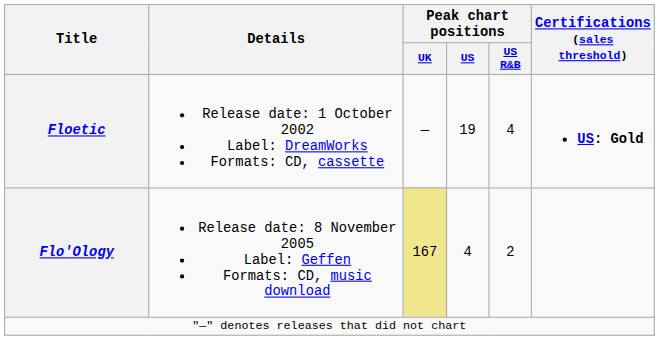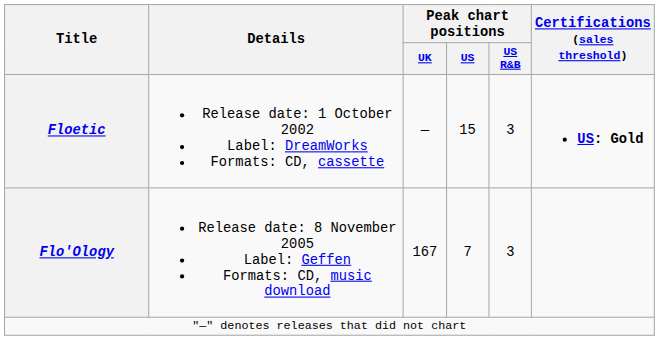(468, 131) 19 -> (468, 131) 15
(510, 131) 4 -> (510, 131) 3
(425, 252) khaki background -> (425, 252) no background
(468, 252) 4 -> (468, 252) 7
(510, 252) 2 -> (510, 252) 3
